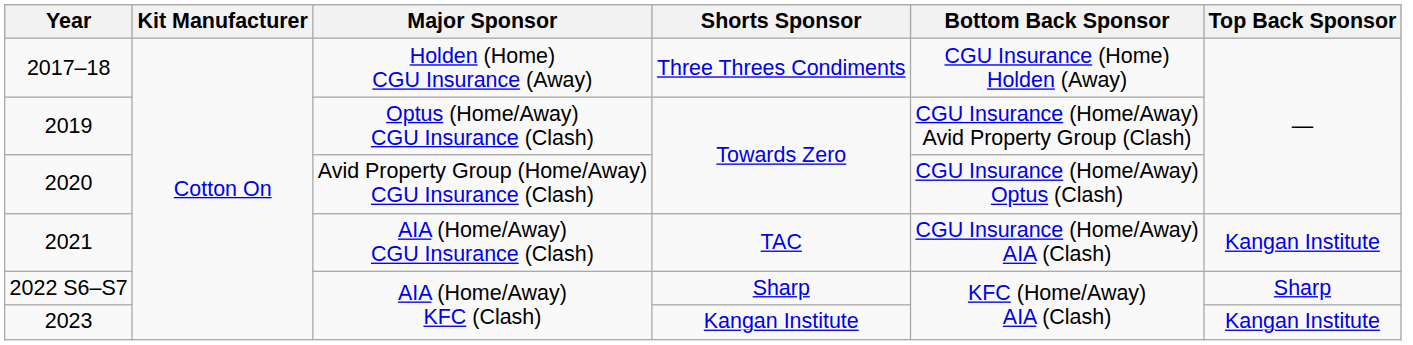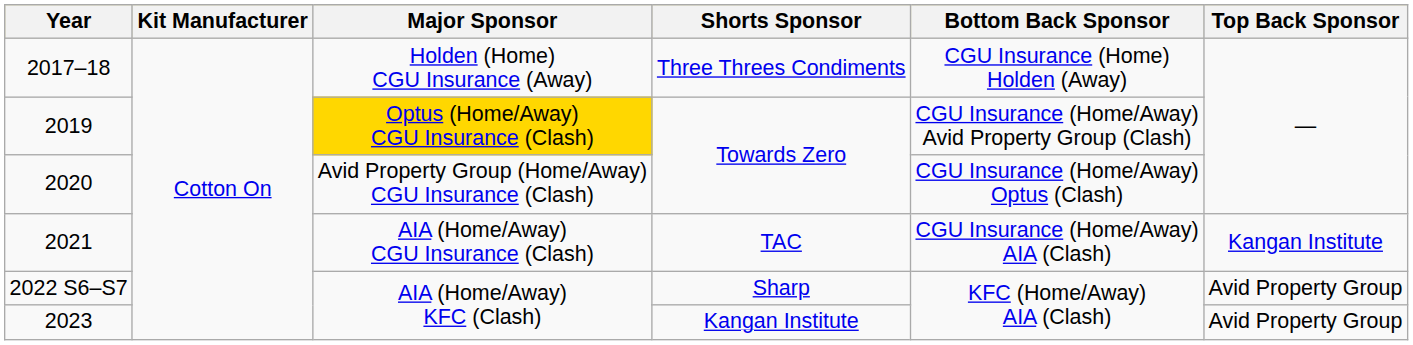(482, 125) no background -> (482, 125) gold background
(1302, 287) Sharp -> (1305, 287) Avid Property Group
(1302, 321) Kangan Institute -> (1305, 321) Avid Property Group
